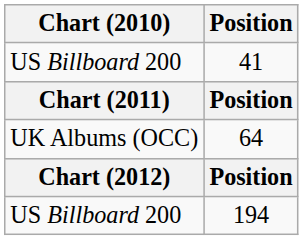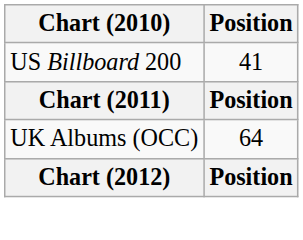- row: (251, 215)
